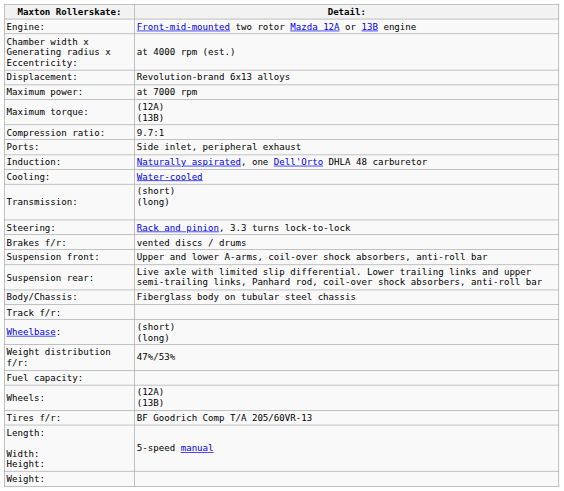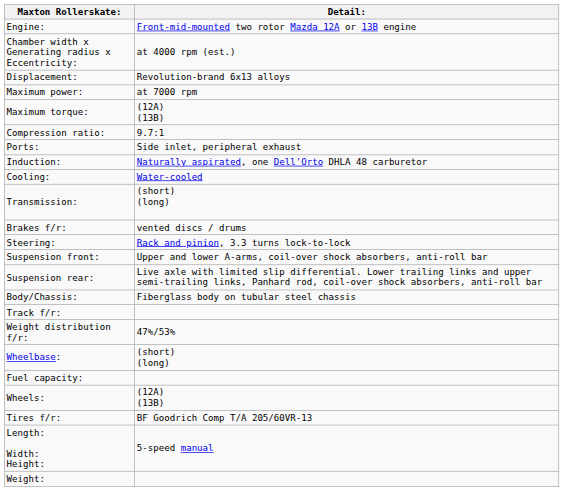rows swapped: (31, 227) <-> (37, 242)
rows swapped: (59, 357) <-> (34, 332)
